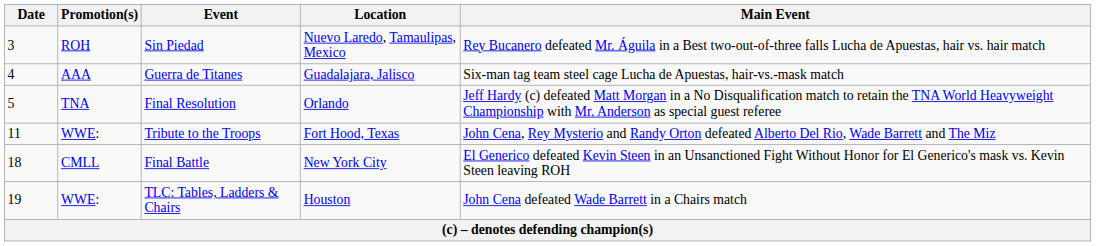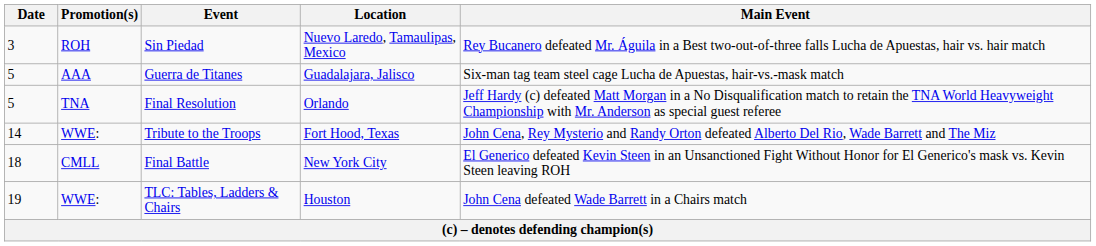(11, 74) 4 -> (11, 74) 5
(14, 133) 11 -> (14, 133) 14
